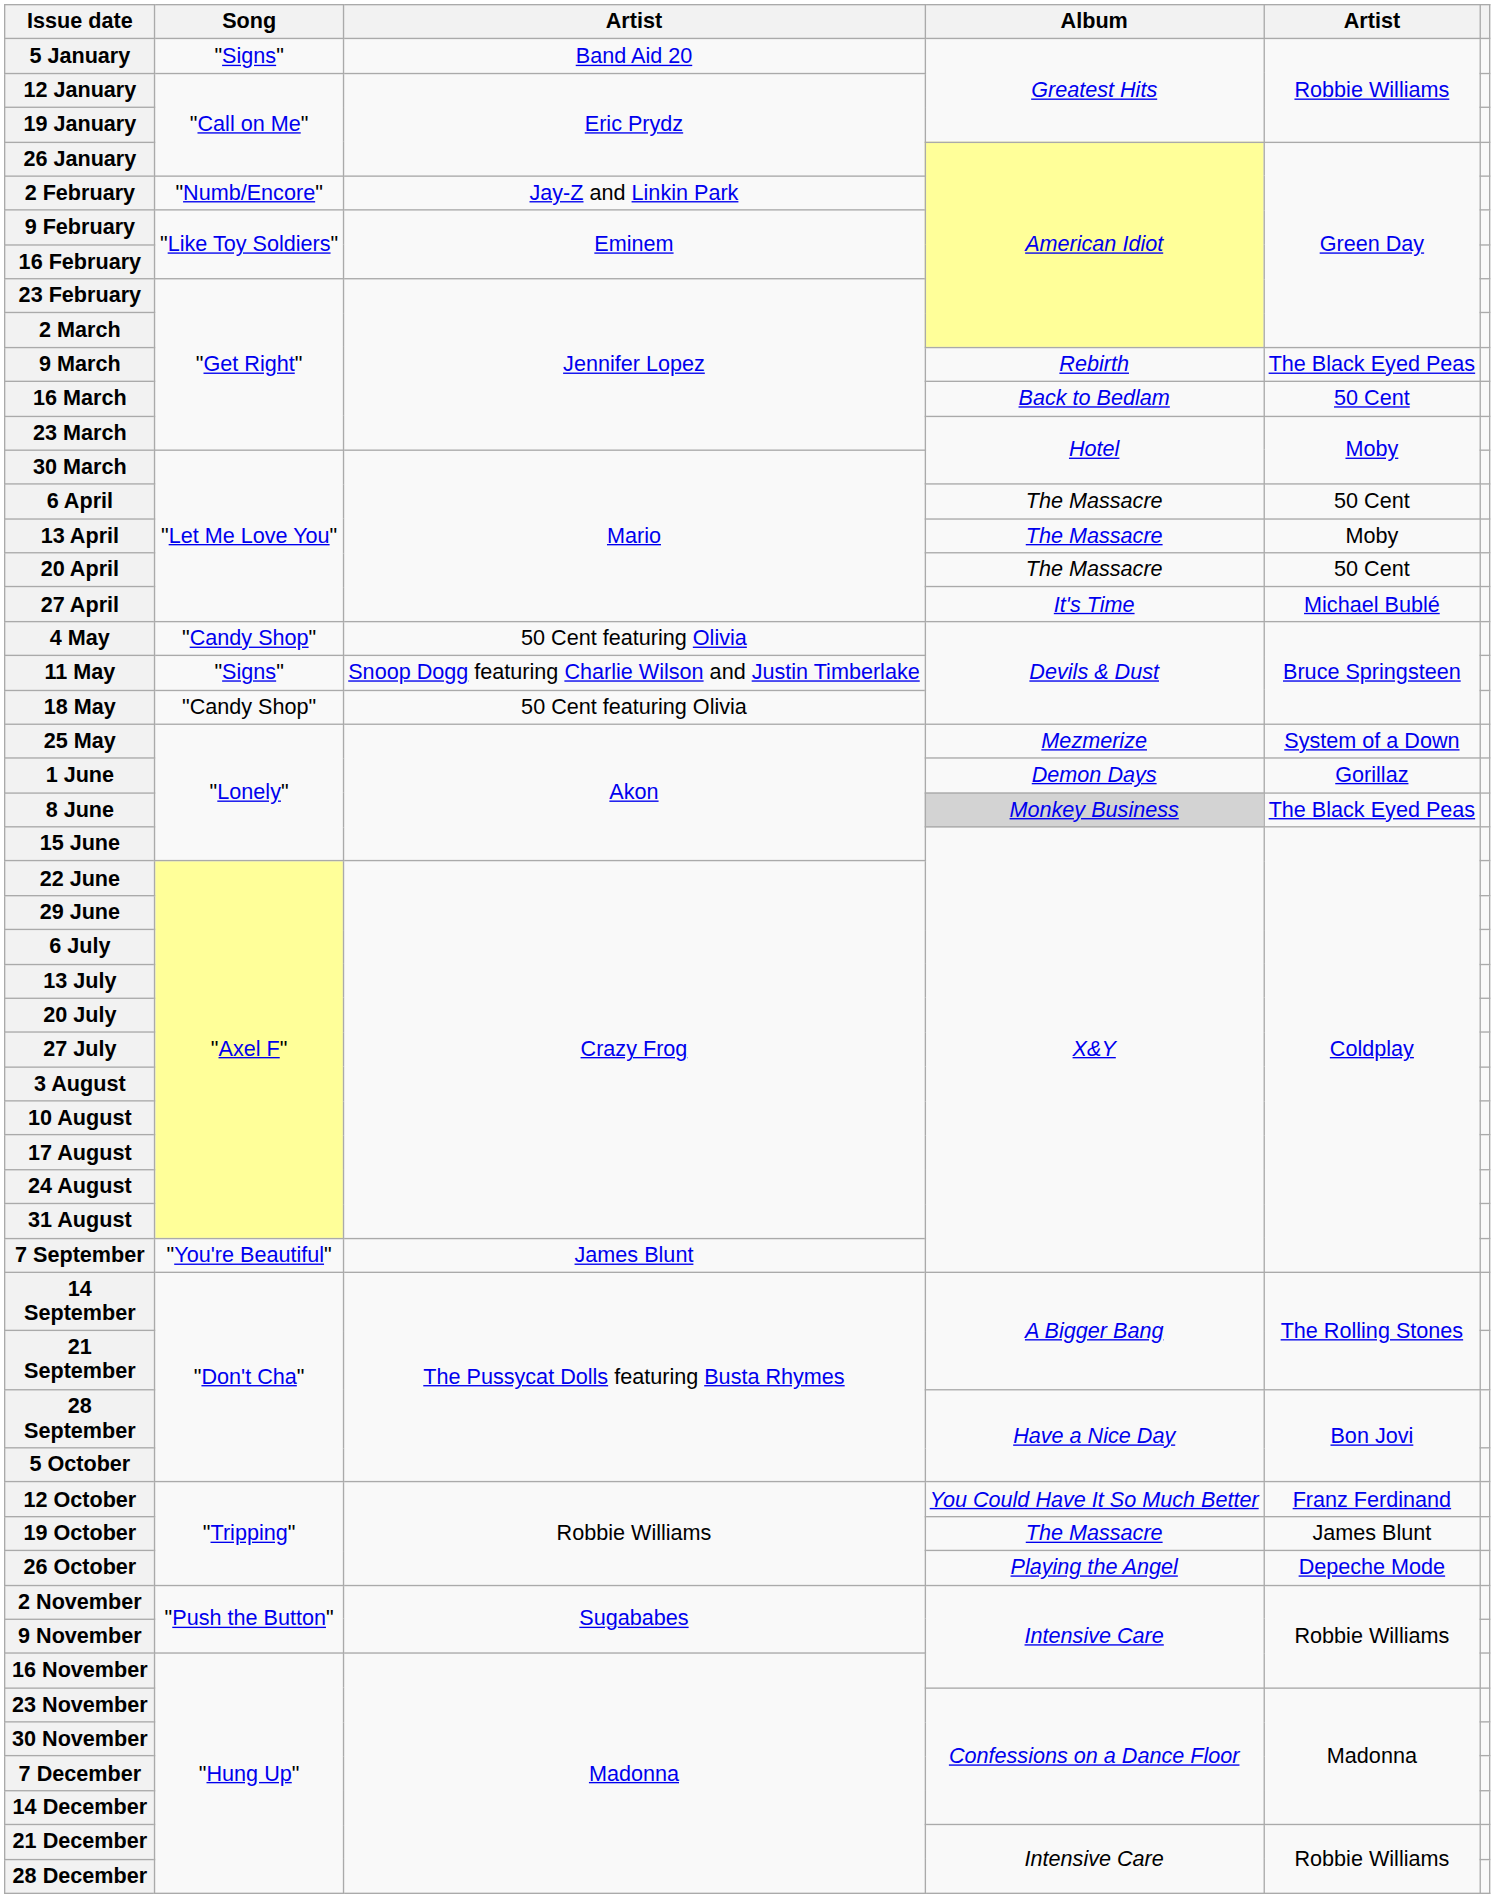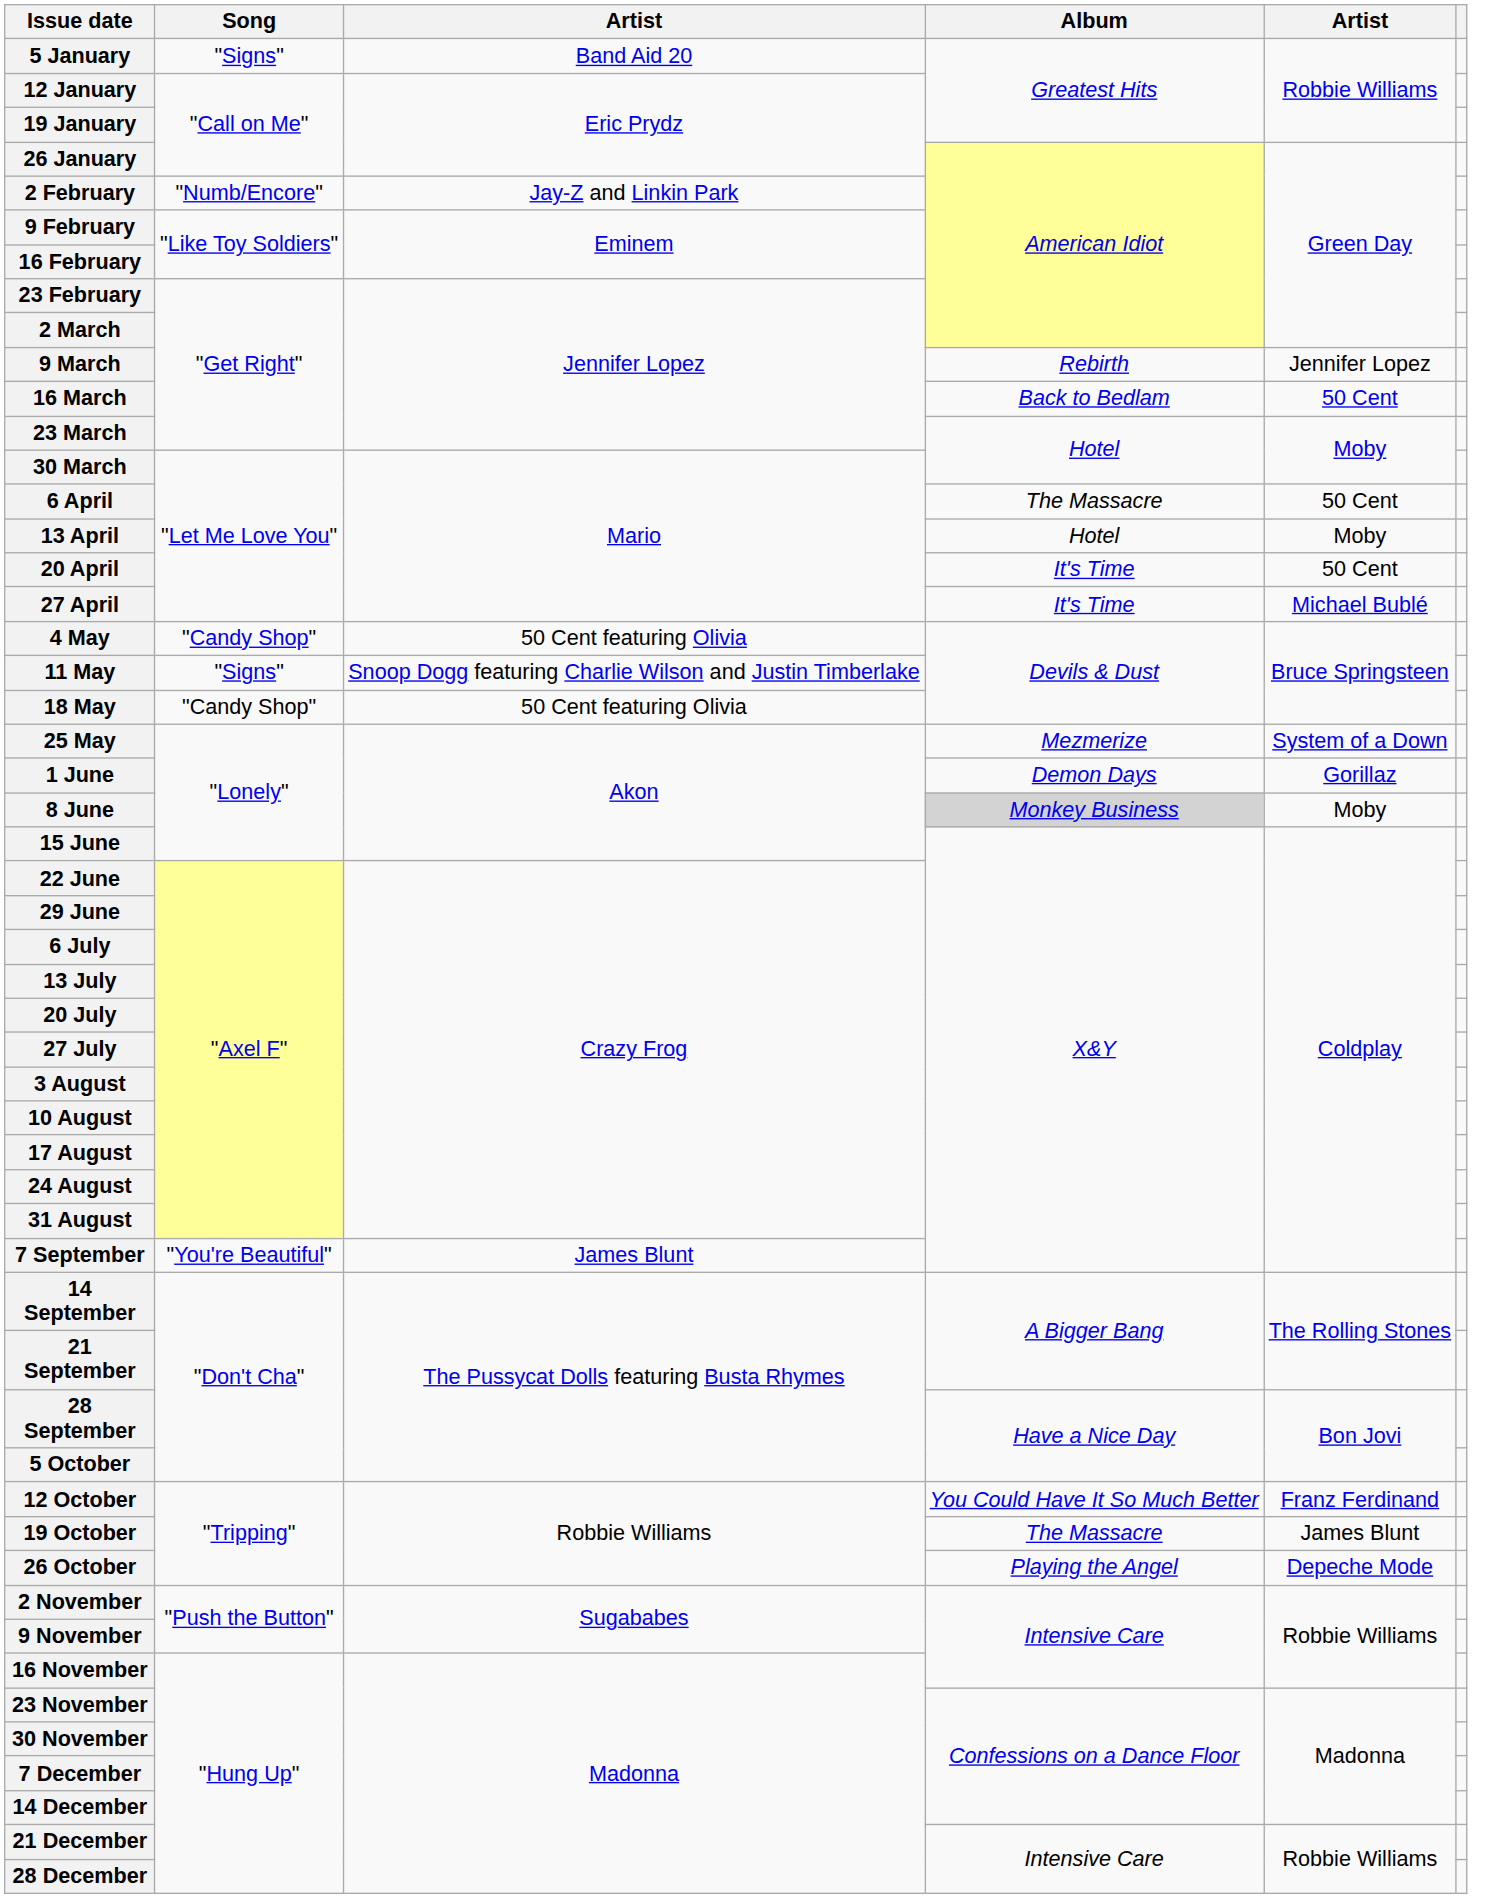(1372, 364) The Black Eyed Peas -> (1360, 364) Jennifer Lopez
(1094, 535) The Massacre -> (1094, 535) Hotel
(1094, 569) The Massacre -> (1094, 569) It's Time
(1372, 809) The Black Eyed Peas -> (1360, 809) Moby
